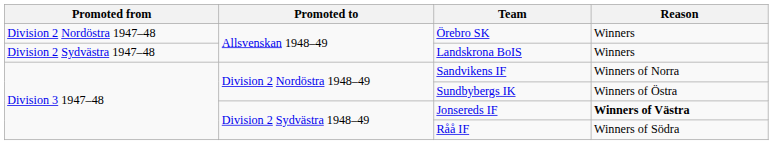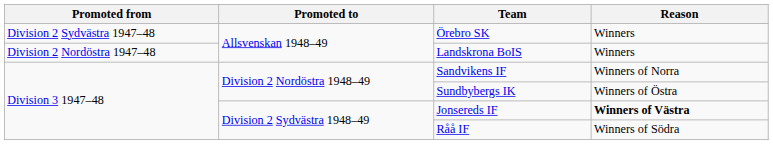(81, 33) Division 2 Nordöstra 1947–48 -> (81, 33) Division 2 Sydvästra 1947–48
(81, 52) Division 2 Sydvästra 1947–48 -> (81, 52) Division 2 Nordöstra 1947–48
